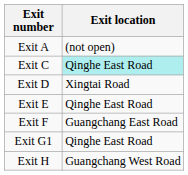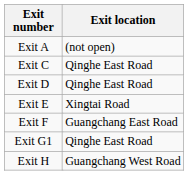(109, 65) paleturquoise background -> (109, 65) no background
(97, 84) Xingtai Road -> (109, 84) Qinghe East Road
(109, 103) Qinghe East Road -> (97, 103) Xingtai Road
